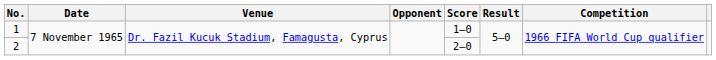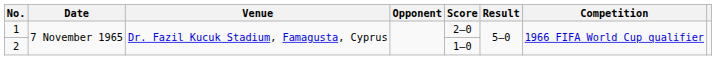(462, 30) 1–0 -> (462, 30) 2–0
(462, 46) 2–0 -> (462, 46) 1–0
